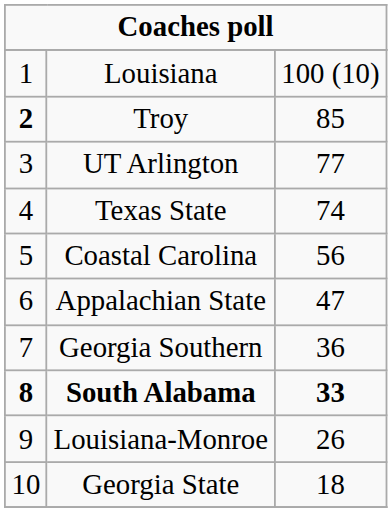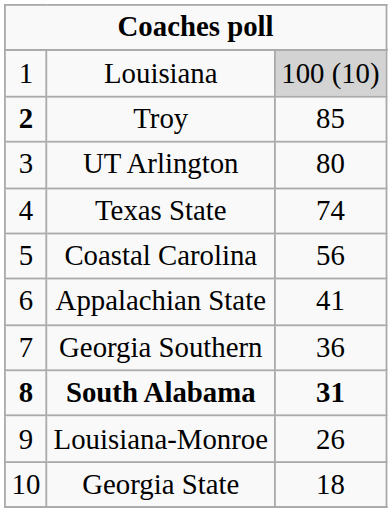(330, 73) no background -> (330, 73) lightgrey background
(330, 164) 77 -> (330, 164) 80
(330, 301) 47 -> (330, 301) 41
(330, 392) 33 -> (330, 392) 31
